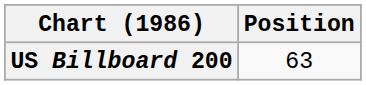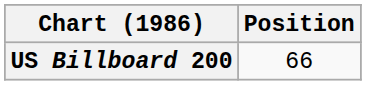(299, 61) 63 -> (299, 61) 66
